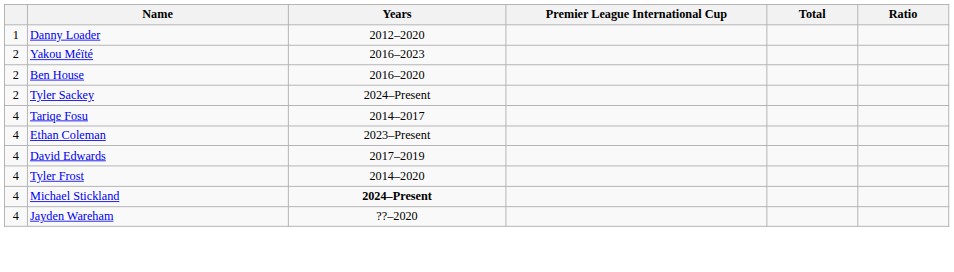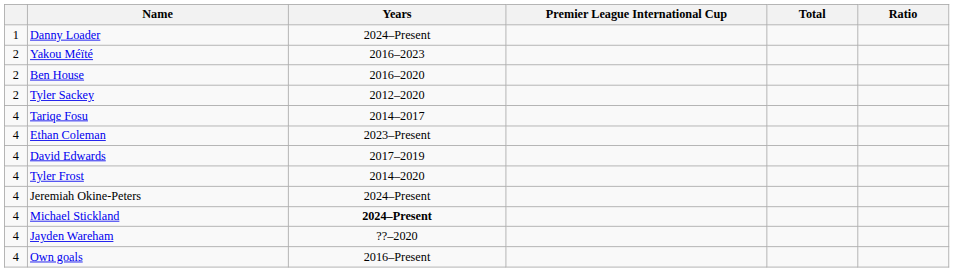(397, 35) 2012–2020 -> (397, 35) 2024–Present
(397, 95) 2024–Present -> (397, 95) 2012–2020
+ row: (86, 196)
+ row: (56, 257)
